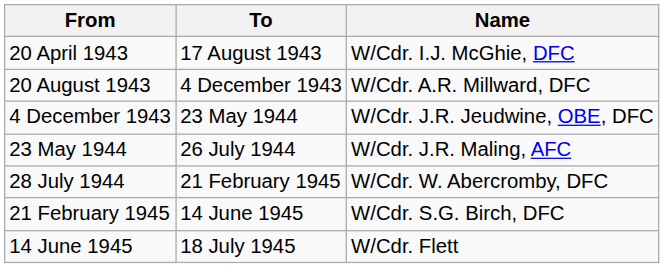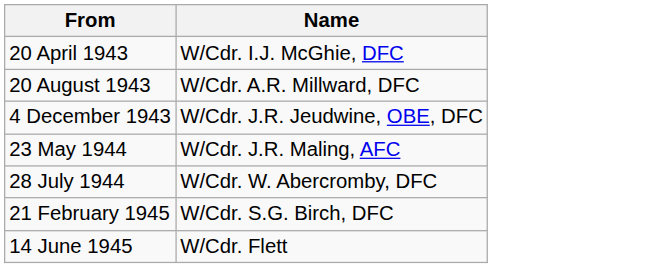- column: (261, 20)
